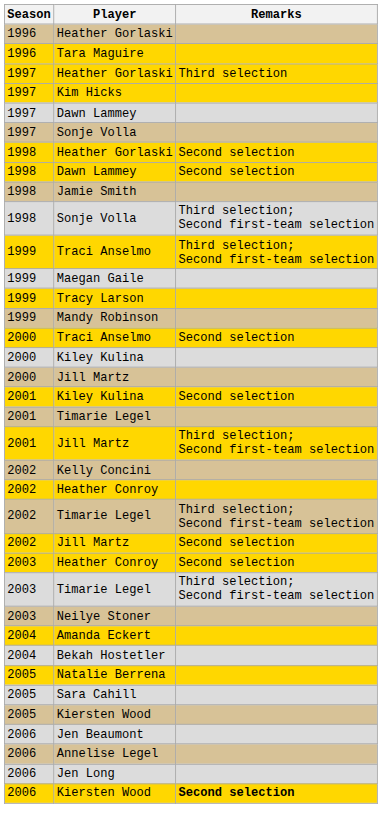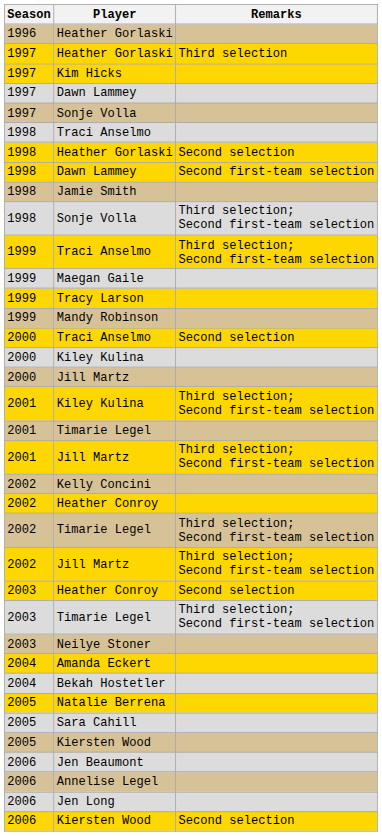- row: (22, 54)
+ row: (22, 133)
(237, 172) Second selection -> (276, 172) Second first-team selection
(237, 397) Second selection -> (276, 404) Third selection; Second first-team selection
(237, 543) Second selection -> (276, 564) Third selection; Second first-team selection
(237, 793) bold -> (237, 821) normal
